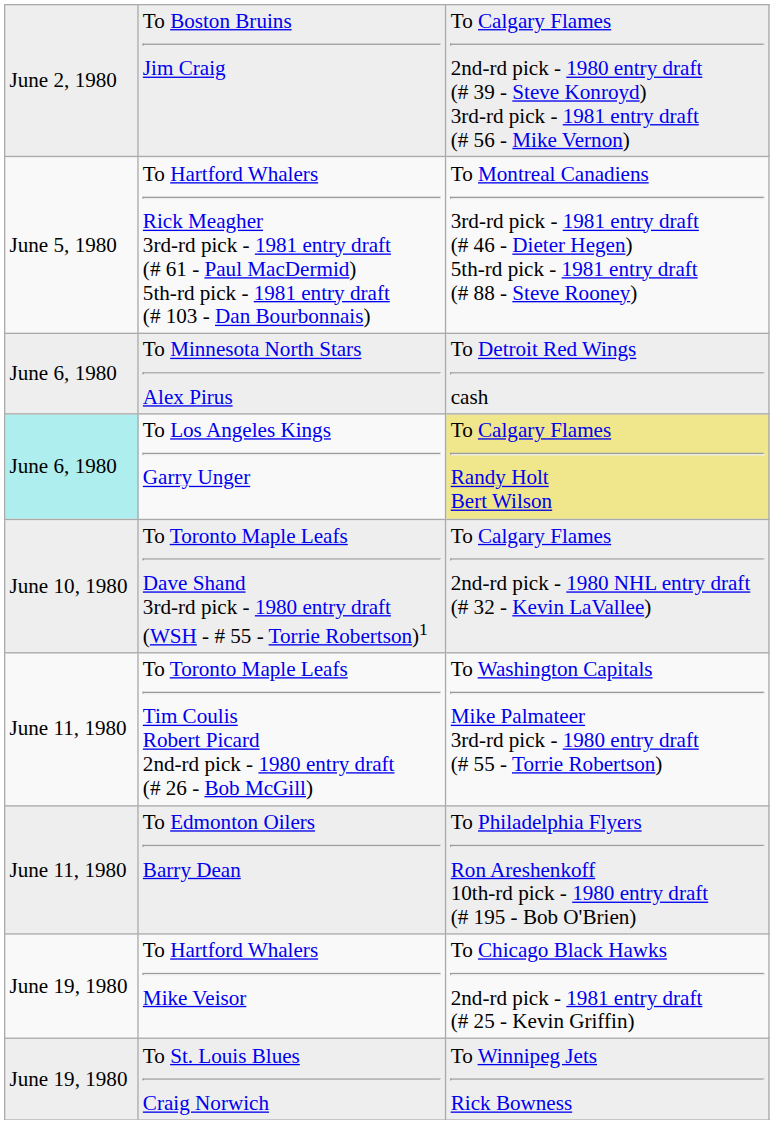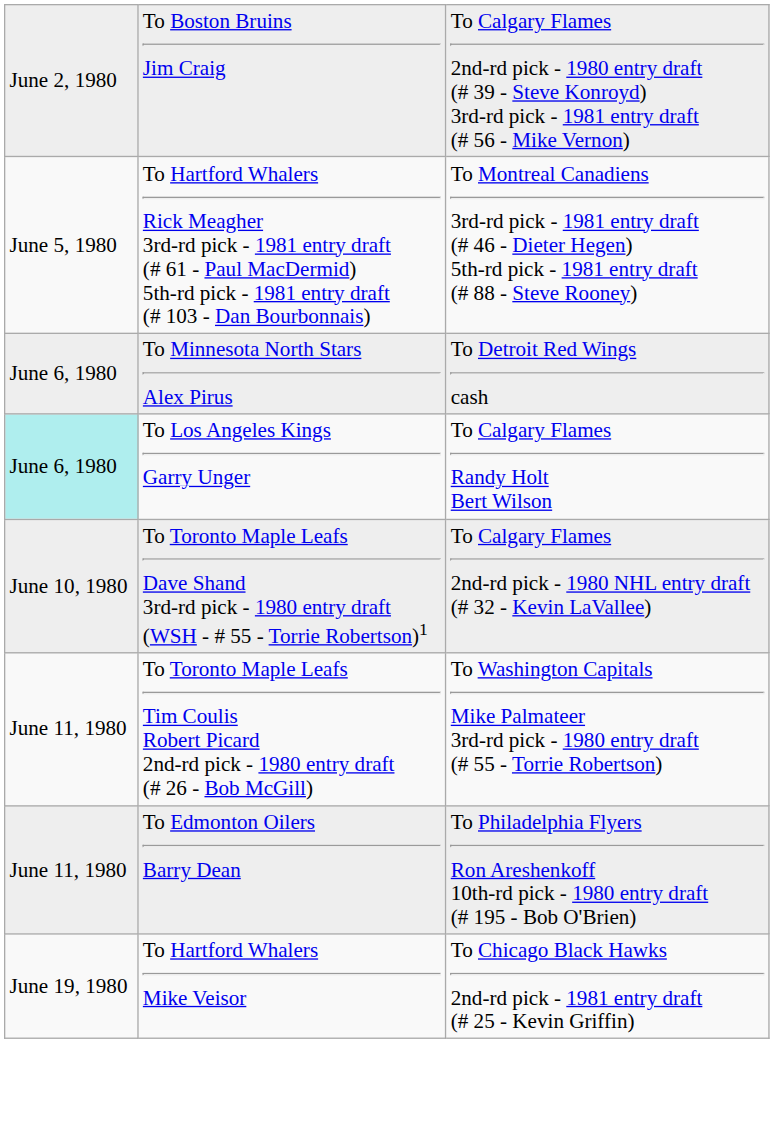(607, 466) khaki background -> (607, 466) no background
- row: (292, 1079)
